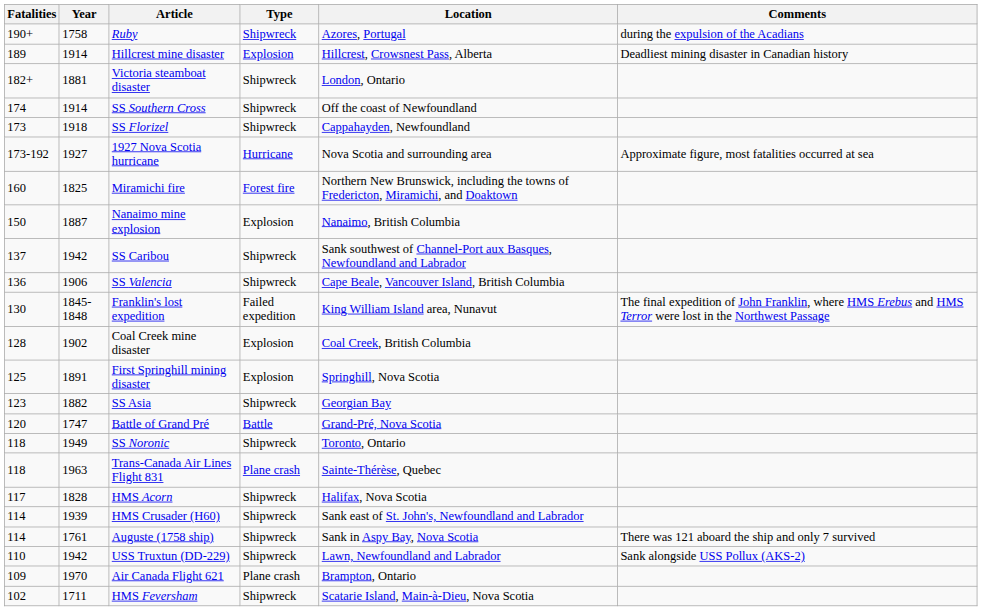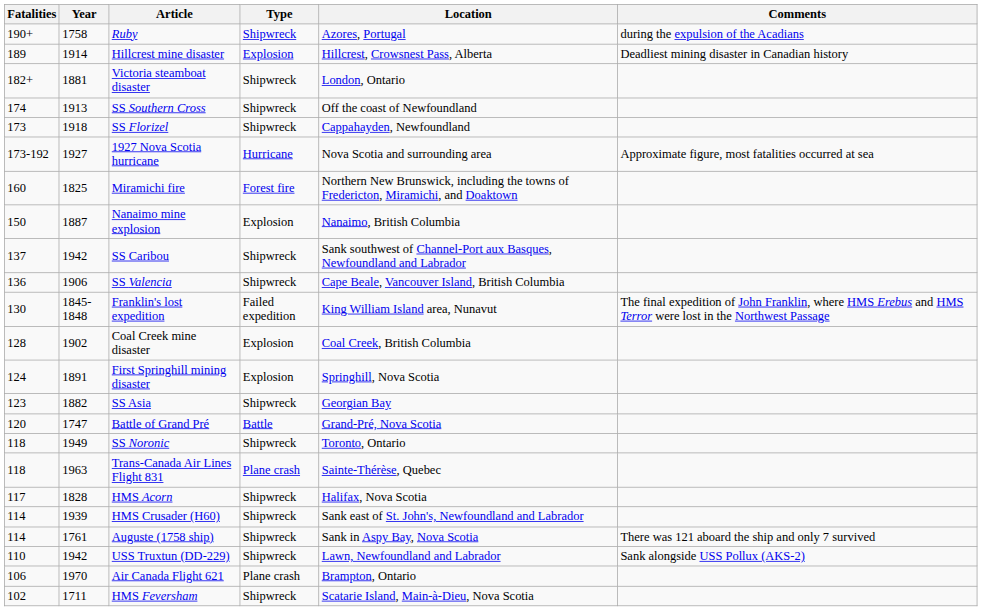(75, 107) 1914 -> (75, 107) 1913
(17, 376) 125 -> (17, 376) 124
(17, 576) 109 -> (17, 576) 106
